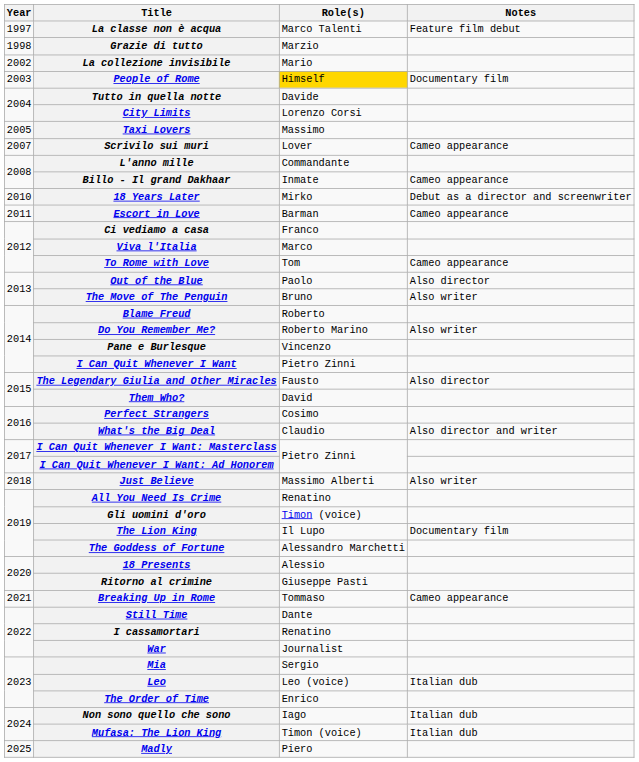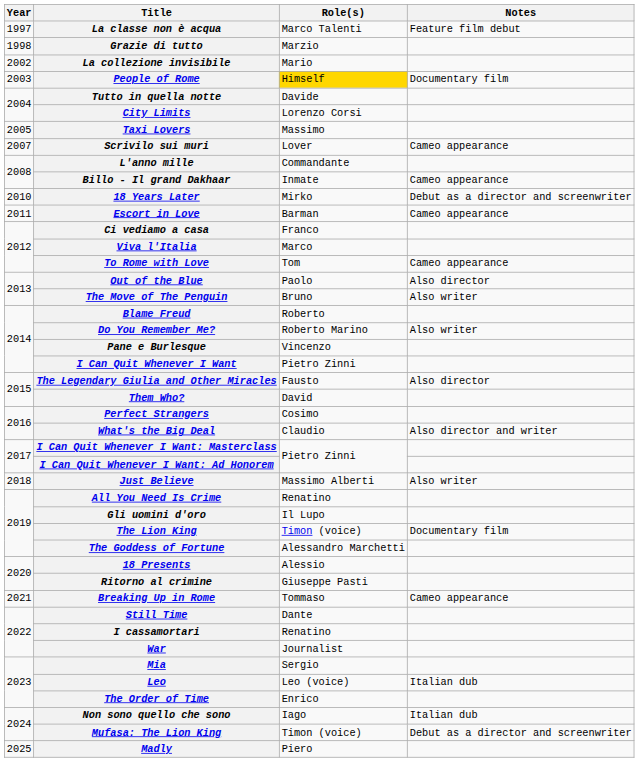(322, 515) Timon (voice) -> (303, 515) Il Lupo
(303, 532) Il Lupo -> (322, 532) Timon (voice)
(444, 733) Italian dub -> (521, 733) Debut as a director and screenwriter
